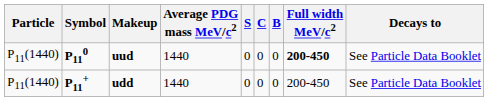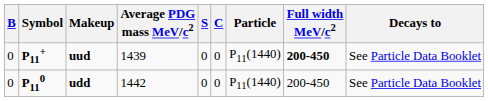columns swapped: (33, 23) <-> (276, 23)
(76, 56) P110 -> (34, 56) P11+
(176, 56) 1440 -> (133, 56) 1439
(77, 83) P11+ -> (33, 83) P110
(176, 83) 1440 -> (133, 83) 1442
